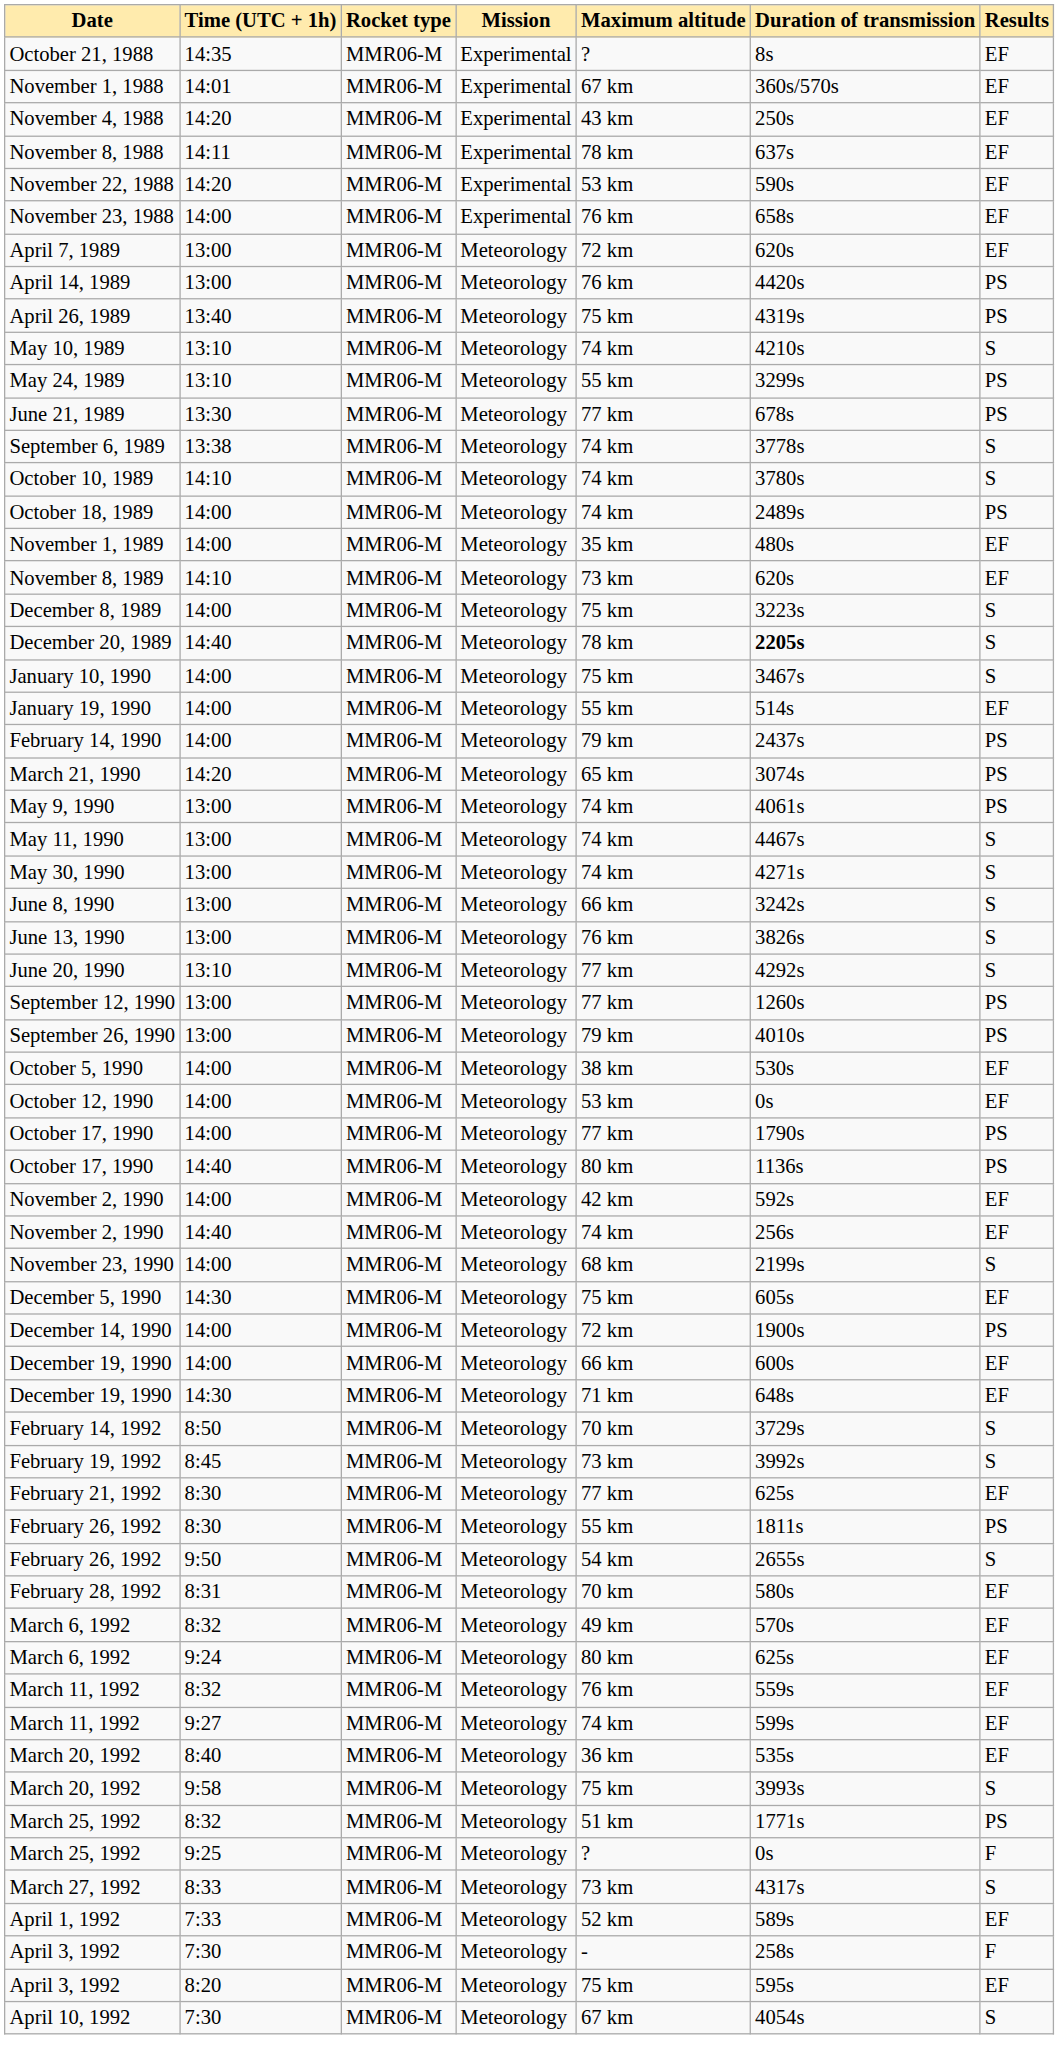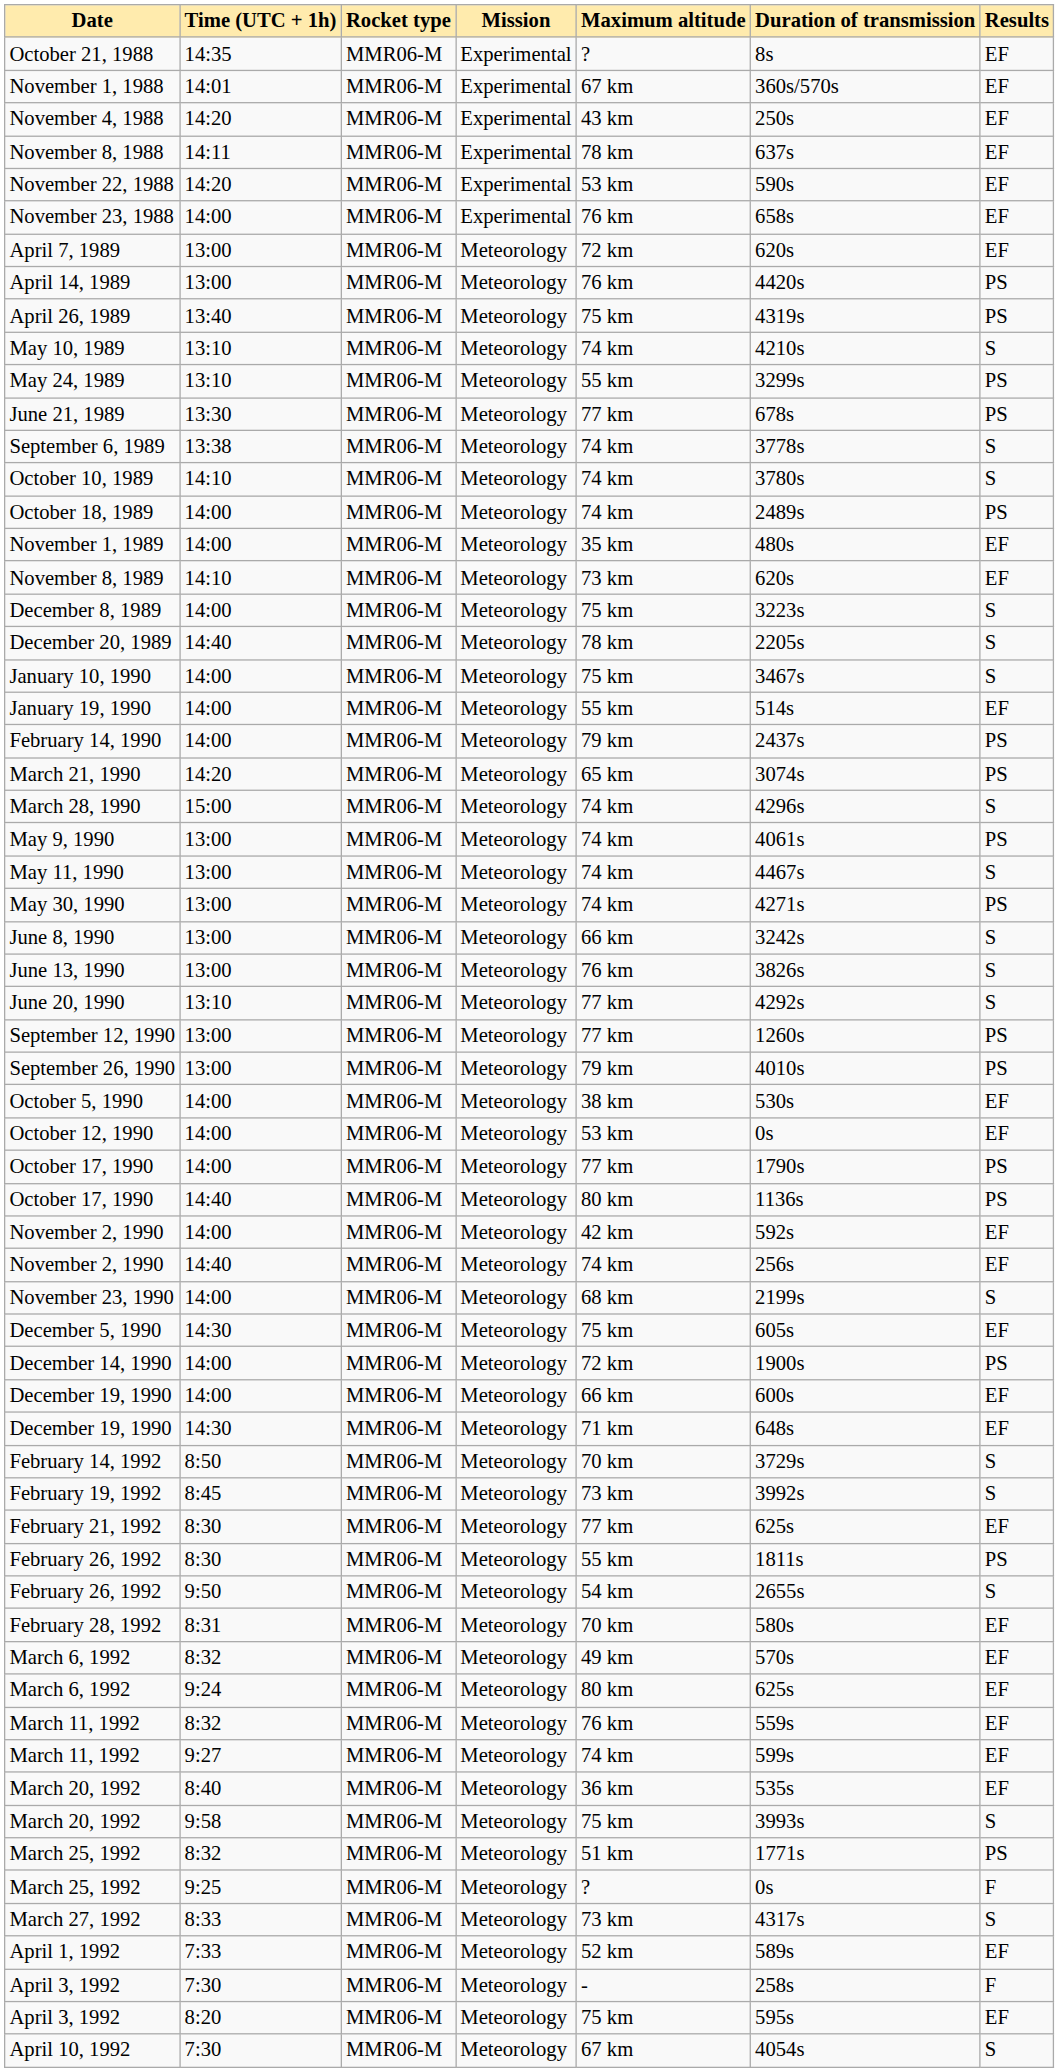(780, 642) bold -> (780, 642) normal
+ row: (75, 806)
(991, 871) S -> (996, 904) PS
